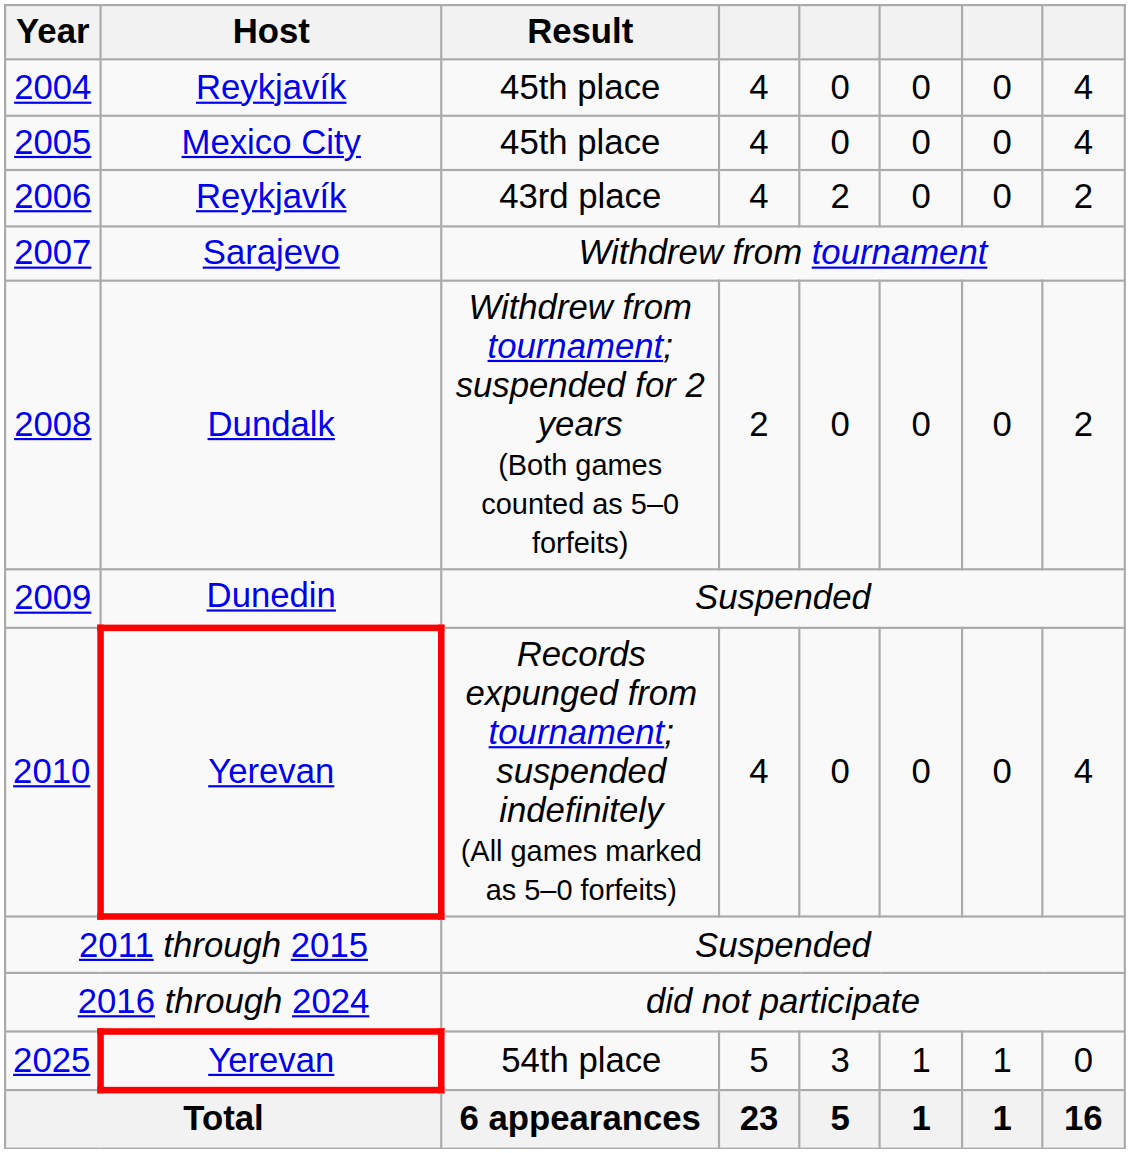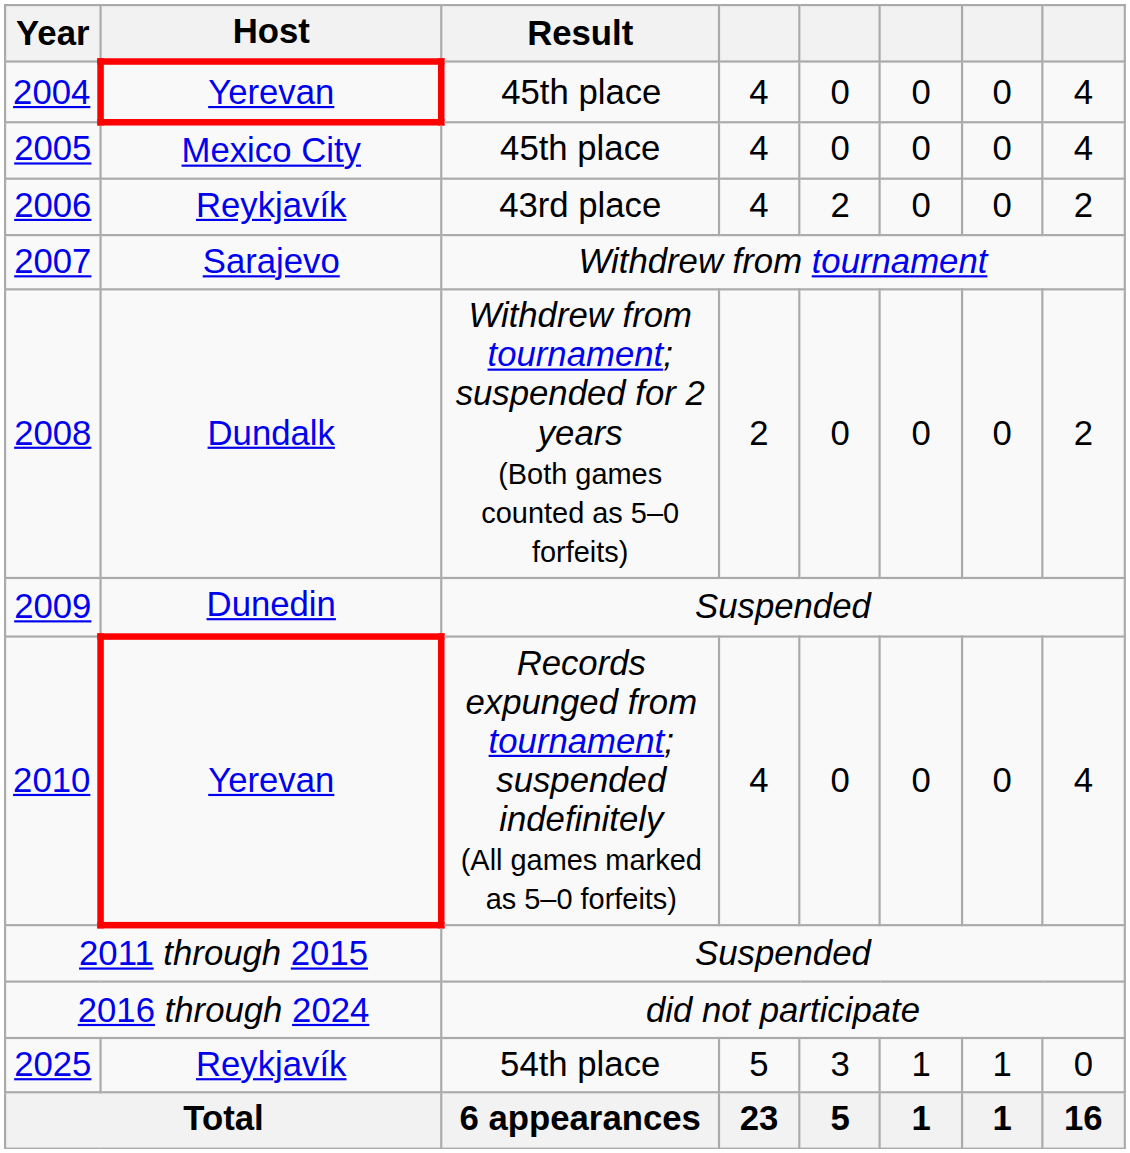(271, 87) Reykjavík -> (271, 91) Yerevan
(271, 1060) Yerevan -> (271, 1064) Reykjavík
